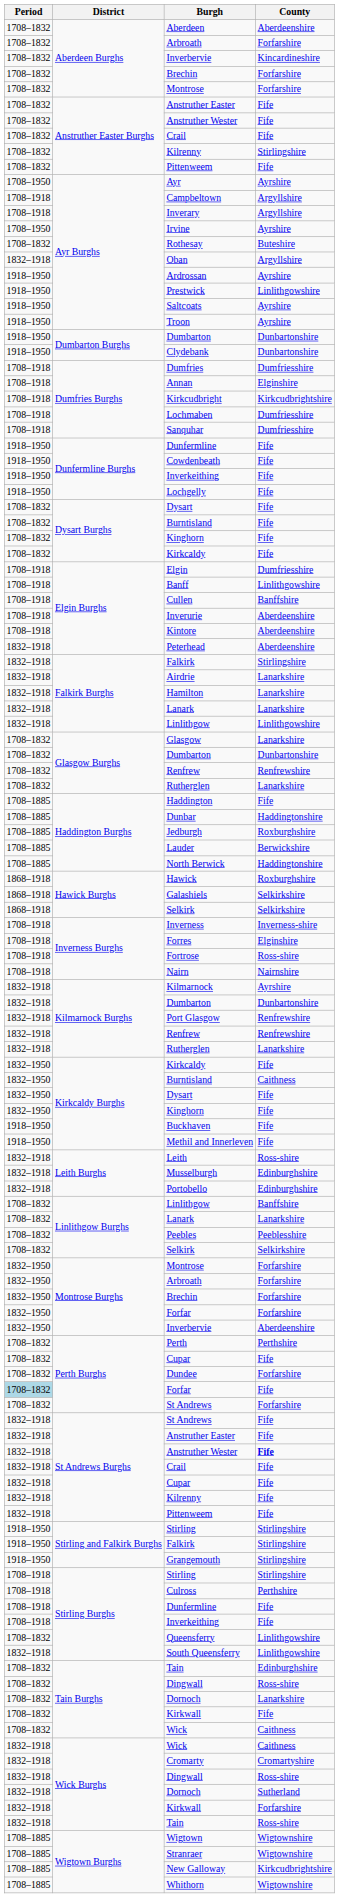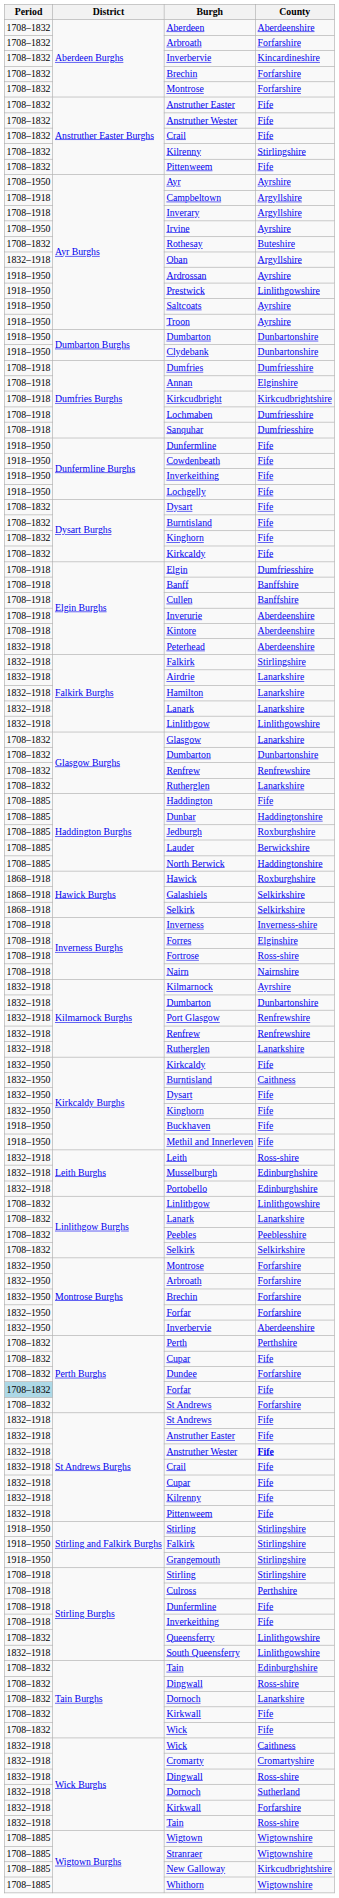(289, 584) Linlithgowshire -> (278, 584) Banffshire
(278, 1204) Banffshire -> (289, 1204) Linlithgowshire
(277, 1730) Caithness -> (265, 1730) Fife
